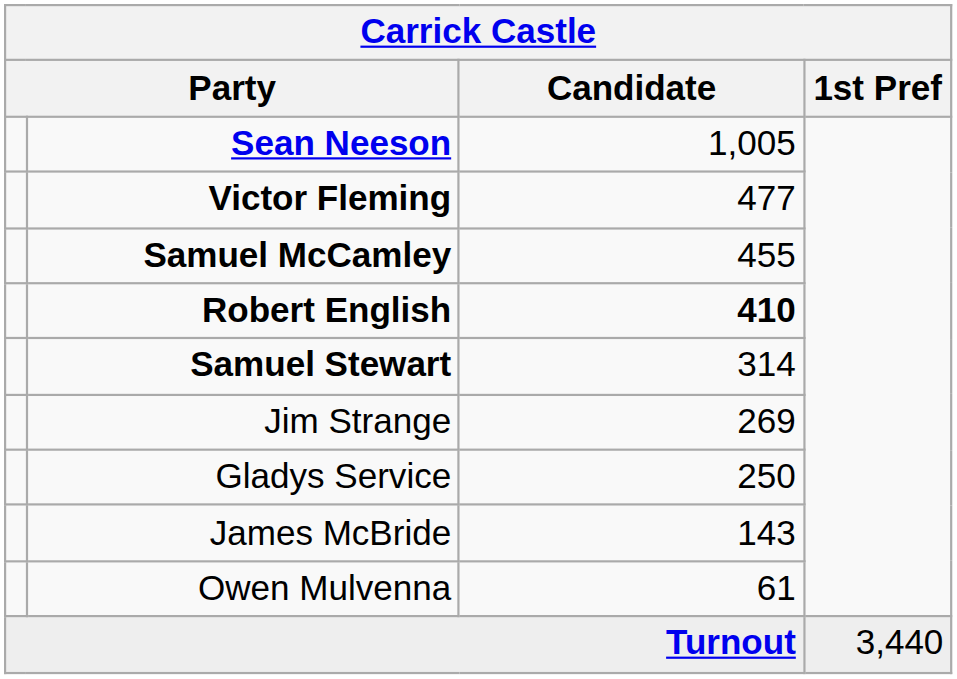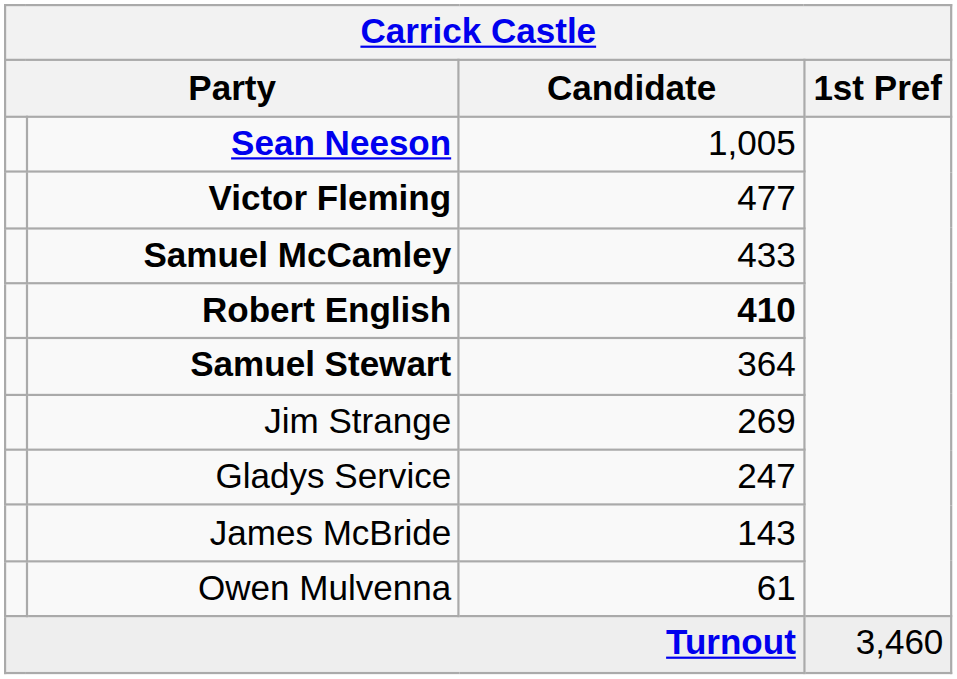(767, 254) 455 -> (767, 254) 433
(767, 365) 314 -> (767, 365) 364
(767, 476) 250 -> (767, 476) 247
(900, 643) 3,440 -> (900, 643) 3,460
